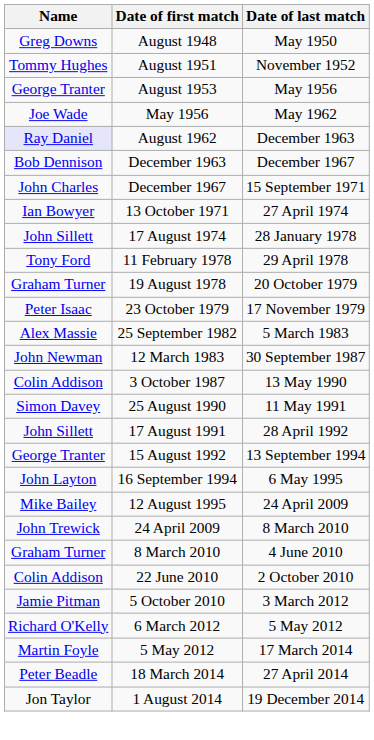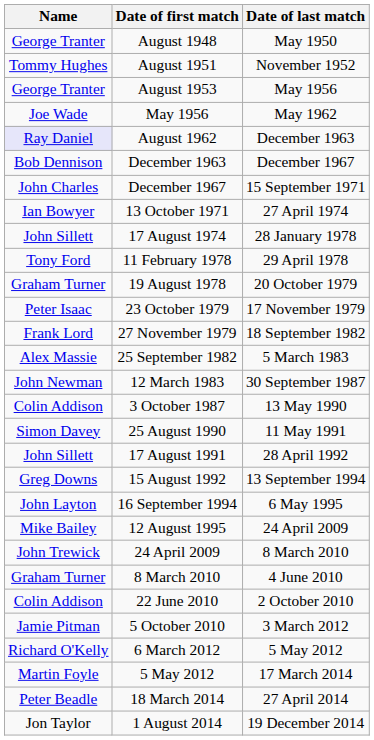(58, 41) Greg Downs -> (58, 41) George Tranter
+ row: (177, 333)
(58, 455) George Tranter -> (58, 479) Greg Downs
